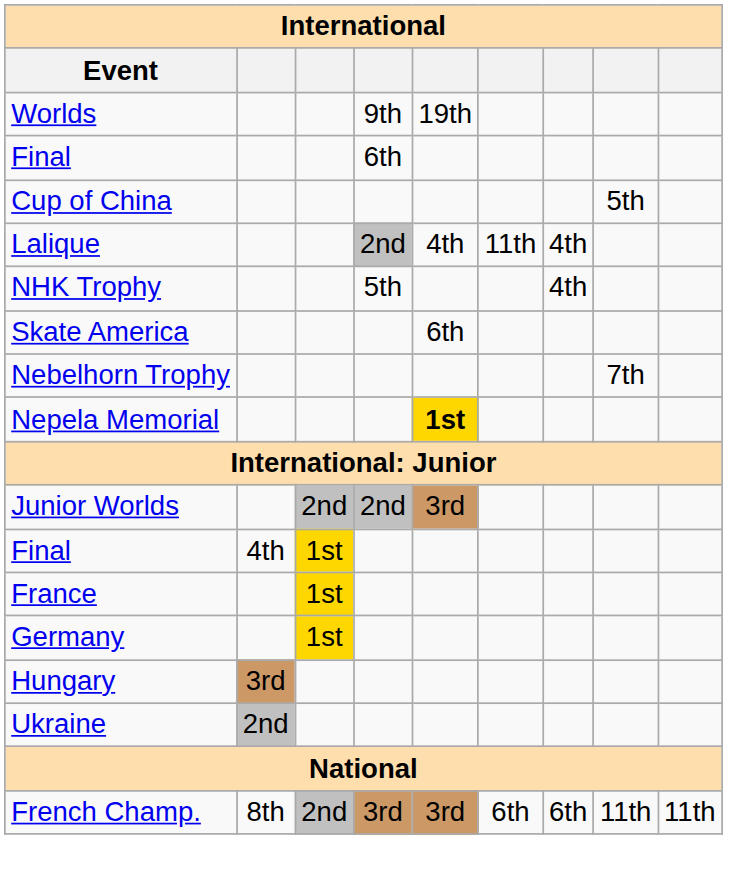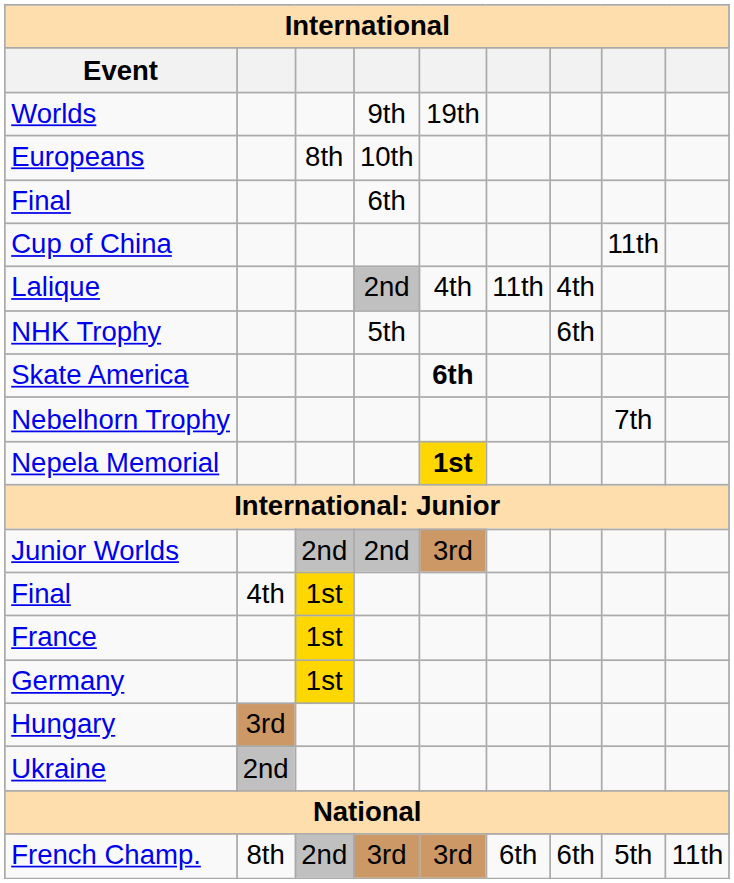+ row: (78, 157)
(626, 200) 5th -> (633, 244) 11th
(568, 288) 4th -> (576, 331) 6th
(445, 331) normal -> (453, 375) bold
(626, 811) 11th -> (633, 855) 5th
